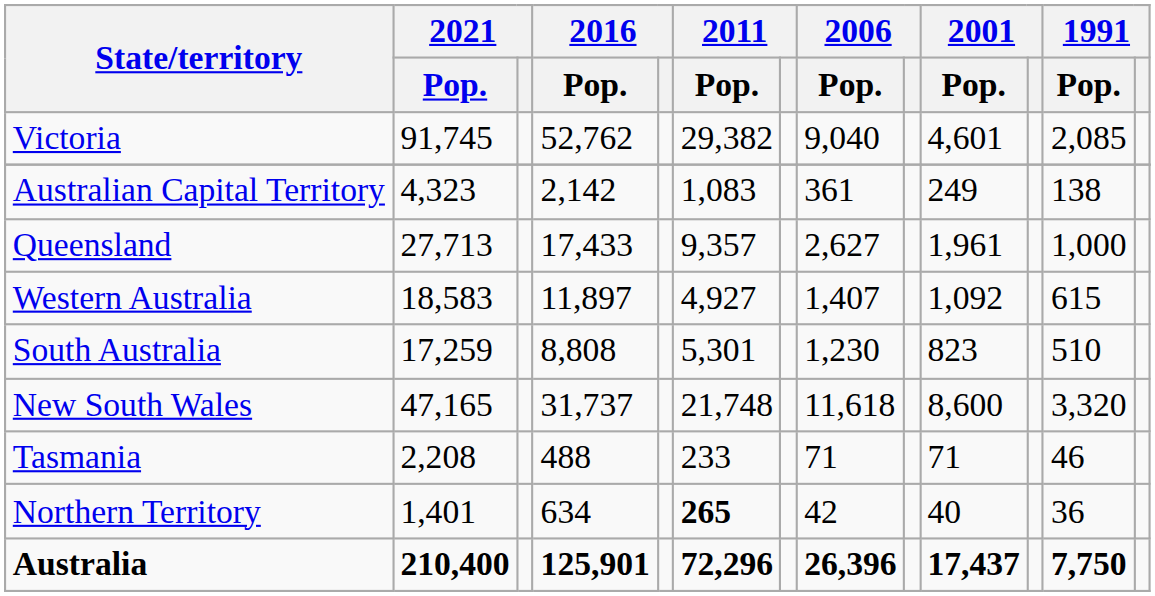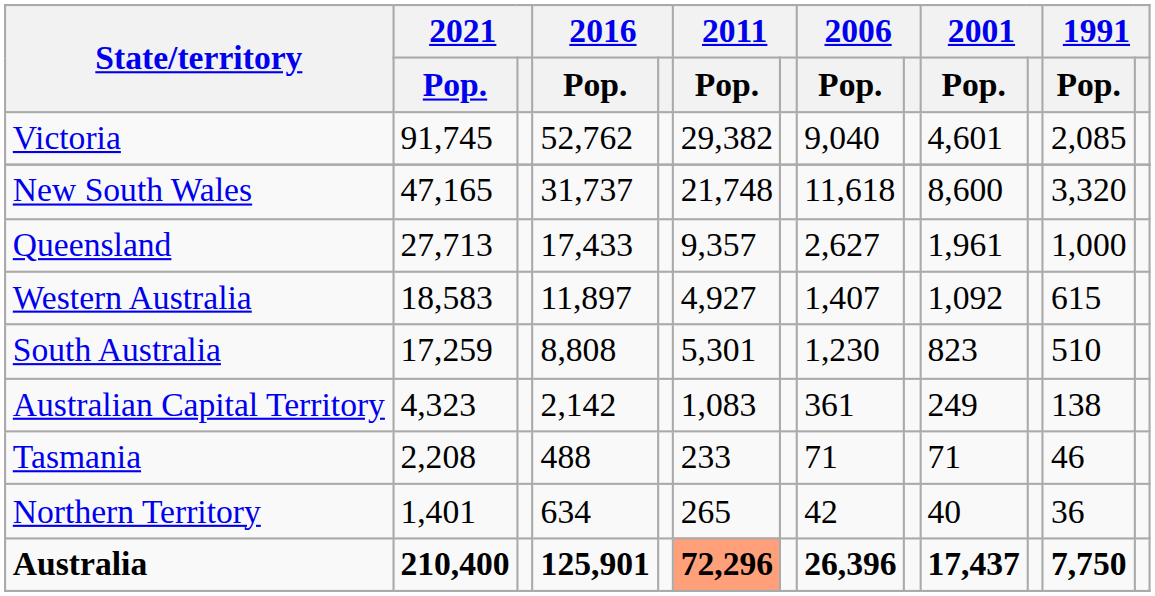rows swapped: (132, 404) <-> (199, 191)
(706, 510) bold -> (706, 510) normal
(727, 564) no background -> (727, 564) lightsalmon background
